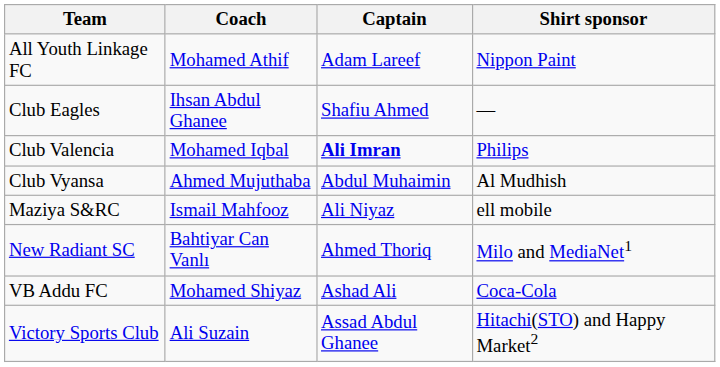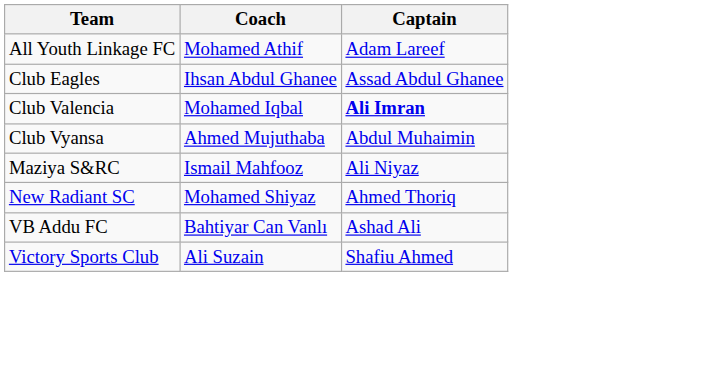- column: (593, 19)
(375, 110) Shafiu Ahmed -> (424, 78) Assad Abdul Ghanee
(219, 250) Bahtiyar Can Vanlı -> (250, 197) Mohamed Shiyaz
(235, 290) Mohamed Shiyaz -> (256, 227) Bahtiyar Can Vanlı
(369, 333) Assad Abdul Ghanee -> (399, 256) Shafiu Ahmed
